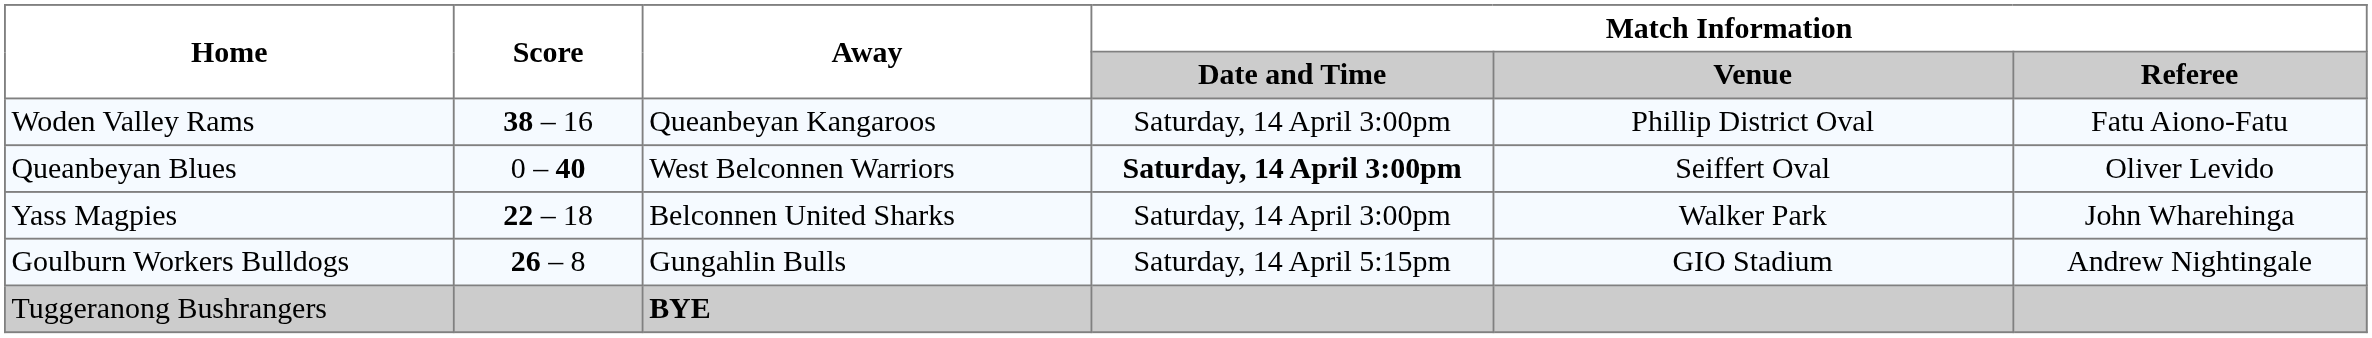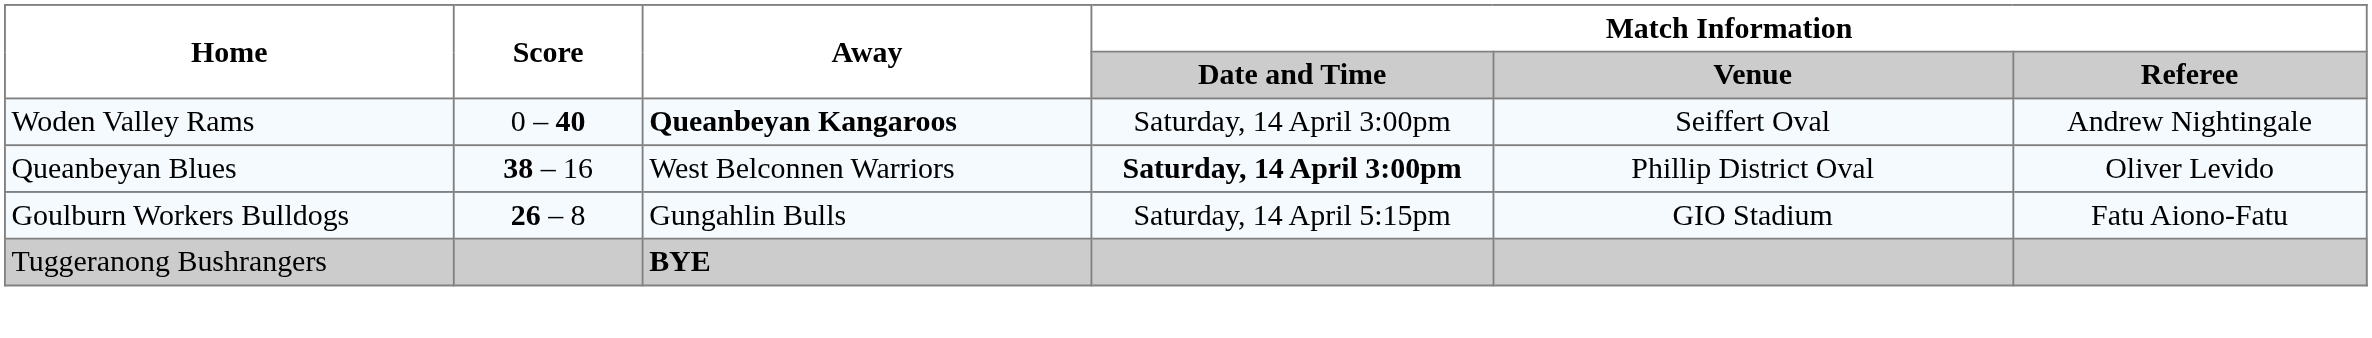(548, 121) 38 – 16 -> (548, 121) 0 – 40
(792, 121) normal -> (803, 121) bold
(1753, 121) Phillip District Oval -> (1753, 121) Seiffert Oval
(2190, 121) Fatu Aiono-Fatu -> (2190, 121) Andrew Nightingale
(548, 168) 0 – 40 -> (548, 168) 38 – 16
(1753, 168) Seiffert Oval -> (1753, 168) Phillip District Oval
- row: (94, 214)
(2190, 261) Andrew Nightingale -> (2190, 214) Fatu Aiono-Fatu
